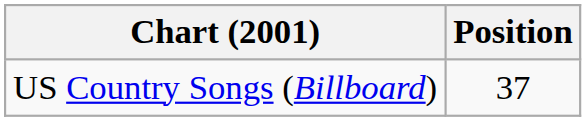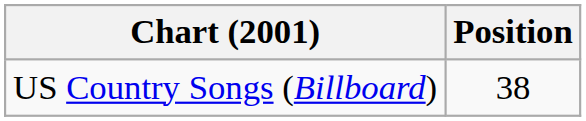(513, 87) 37 -> (513, 87) 38
